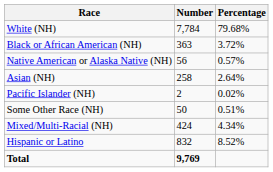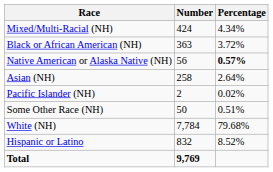rows swapped: (31, 28) <-> (60, 126)
(231, 61) normal -> (232, 61) bold
